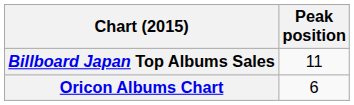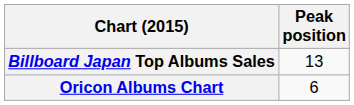(314, 61) 11 -> (314, 61) 13
